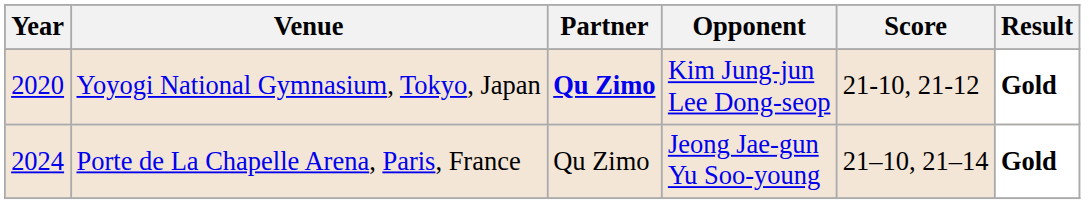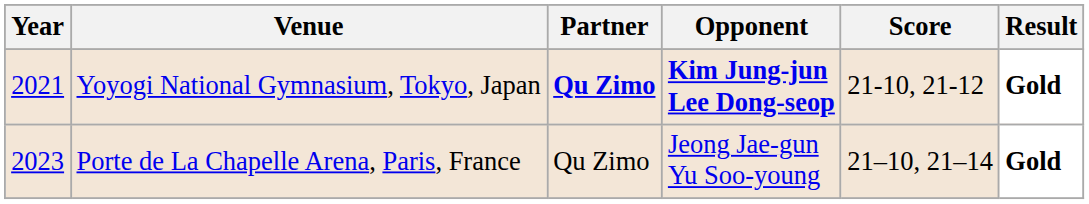(38, 86) 2020 -> (38, 86) 2021
(749, 86) normal -> (751, 86) bold
(38, 161) 2024 -> (38, 161) 2023
